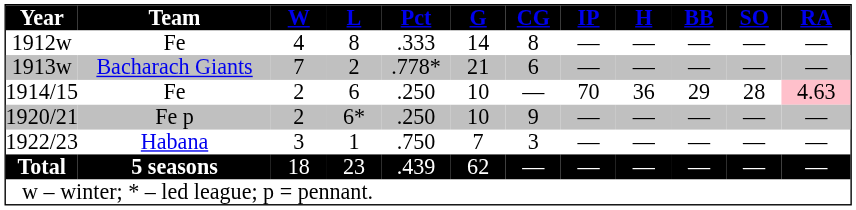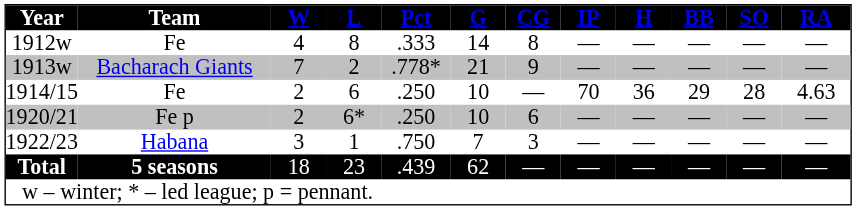(533, 67) 6 -> (533, 67) 9
(816, 92) pink background -> (816, 92) no background
(533, 116) 9 -> (533, 116) 6
